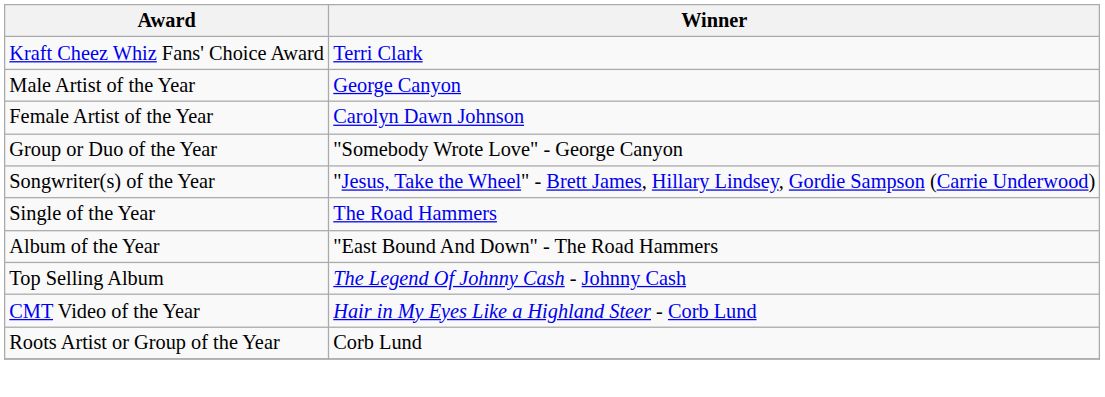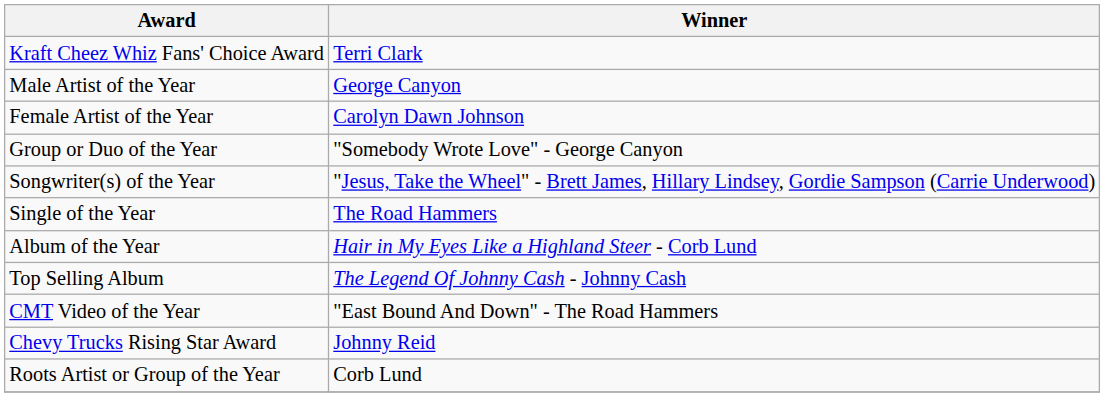(526, 246) "East Bound And Down" - The Road Hammers -> (545, 246) Hair in My Eyes Like a Highland Steer - Corb Lund
(545, 310) Hair in My Eyes Like a Highland Steer - Corb Lund -> (526, 310) "East Bound And Down" - The Road Hammers
+ row: (143, 342)
